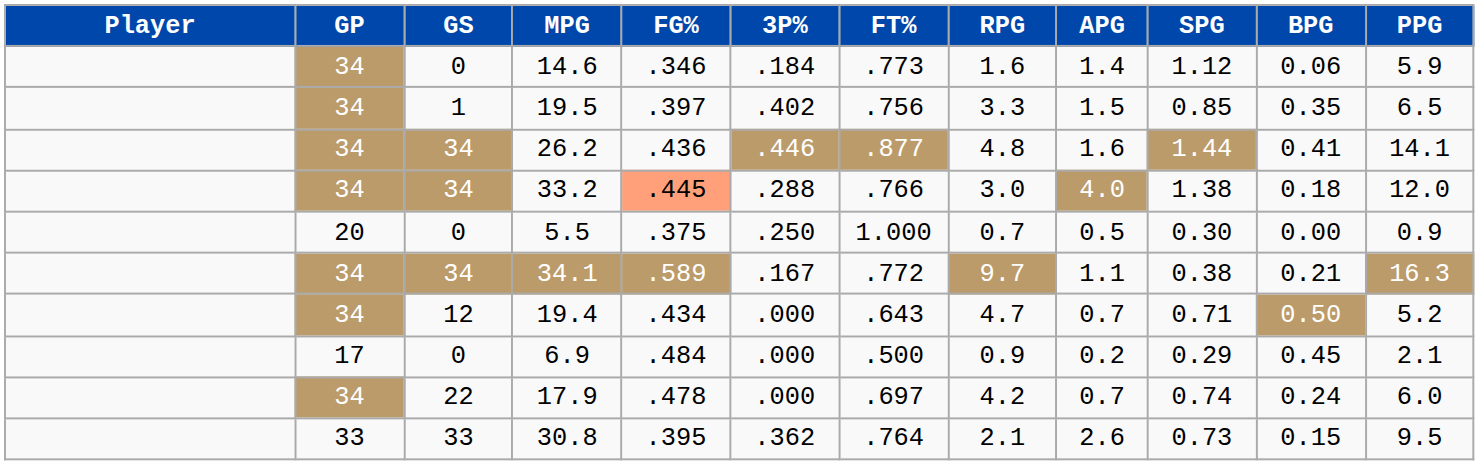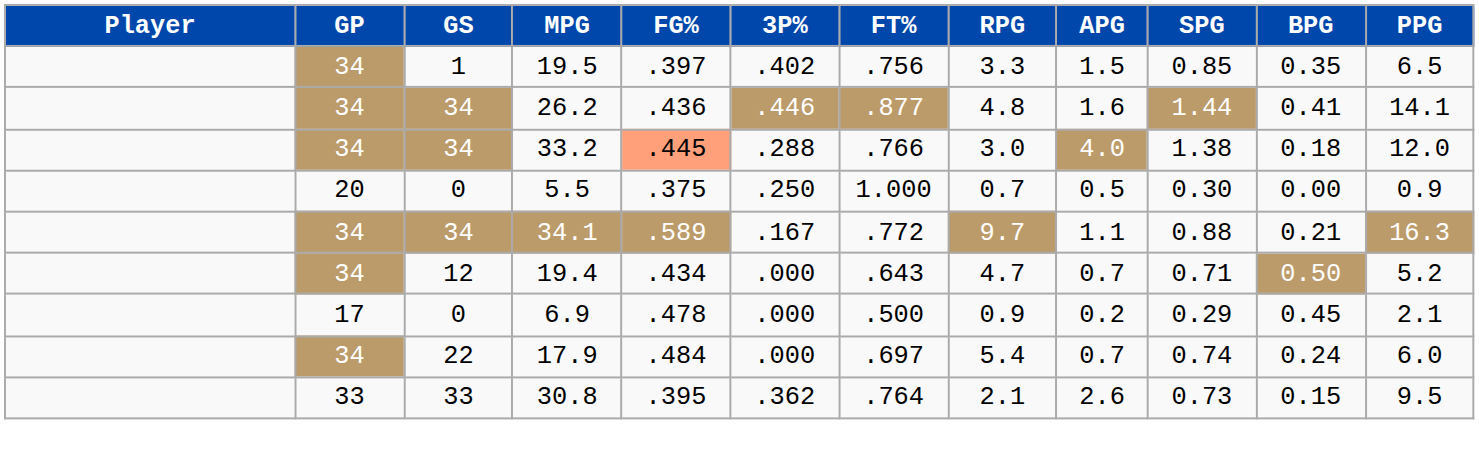- row: (567, 67)
(1202, 274) 0.38 -> (1202, 232) 0.88
(676, 356) .484 -> (676, 315) .478
(676, 397) .478 -> (676, 356) .484
(1002, 397) 4.2 -> (1002, 356) 5.4
